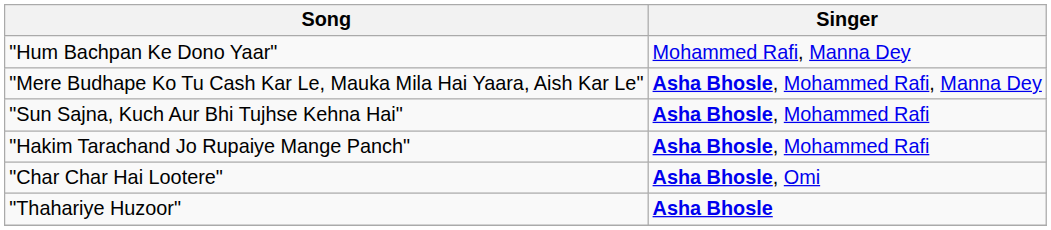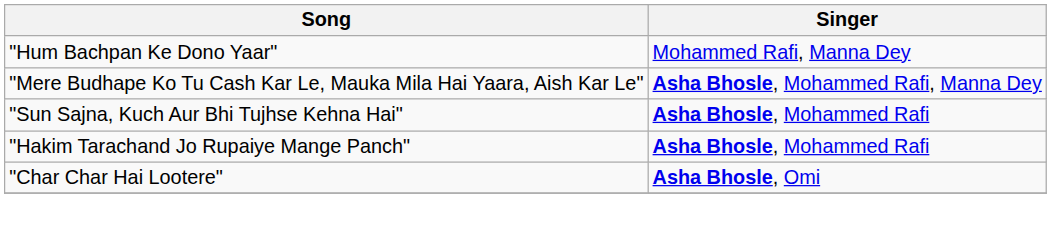- row: (95, 209)
